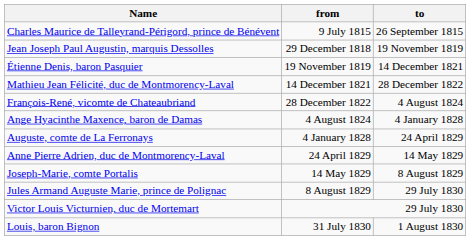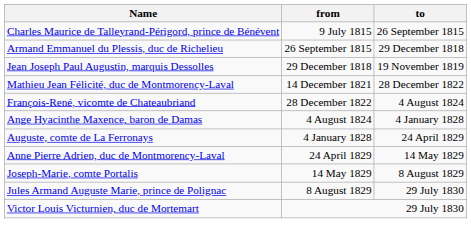+ row: (115, 48)
- row: (75, 66)
- row: (53, 226)
